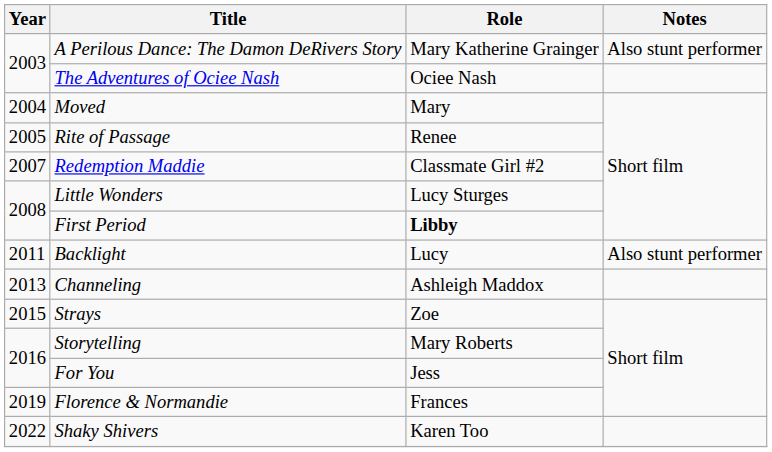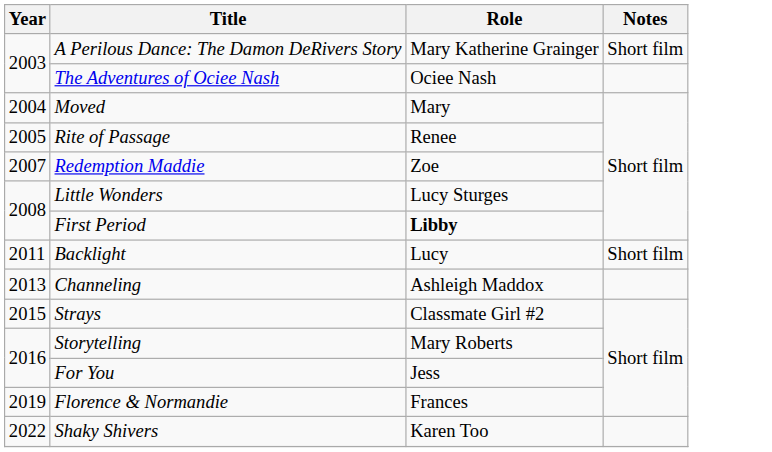(685, 48) Also stunt performer -> (645, 48) Short film
(477, 166) Classmate Girl #2 -> (425, 166) Zoe
(685, 254) Also stunt performer -> (645, 254) Short film
(425, 313) Zoe -> (477, 313) Classmate Girl #2
